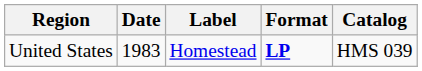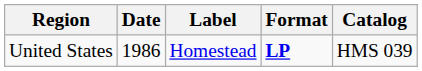(141, 50) 1983 -> (141, 50) 1986
